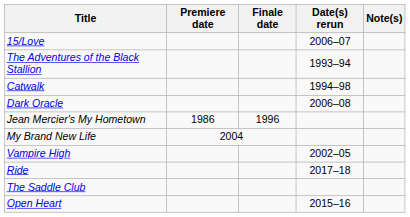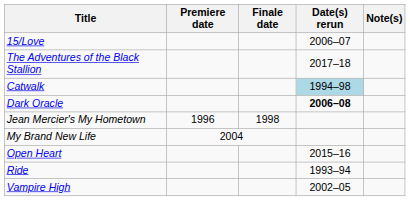(330, 64) 1993–94 -> (330, 64) 2017–18
(330, 86) no background -> (330, 86) lightblue background
(330, 103) normal -> (330, 103) bold
(203, 120) 1986 -> (203, 120) 1996
(268, 120) 1996 -> (268, 120) 1998
rows swapped: (34, 204) <-> (39, 153)
(330, 170) 2017–18 -> (330, 170) 1993–94
- row: (46, 187)
